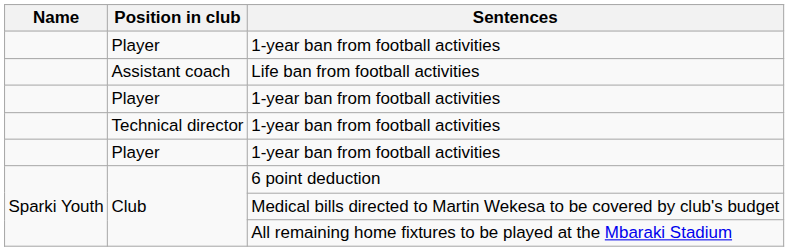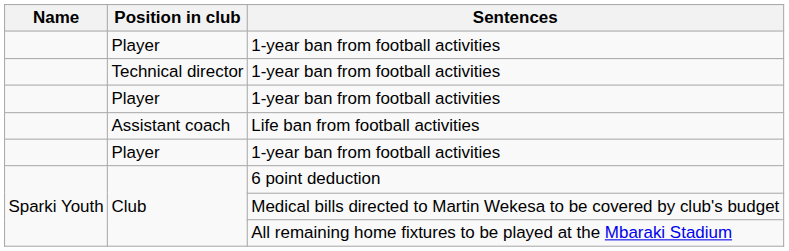rows swapped: (171, 71) <-> (177, 125)
